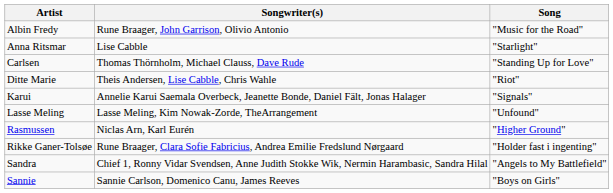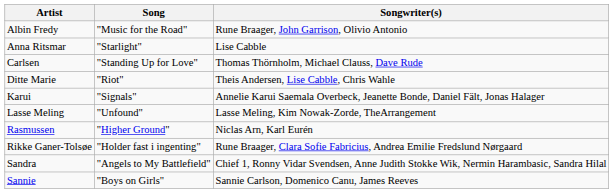columns swapped: (550, 12) <-> (292, 12)
